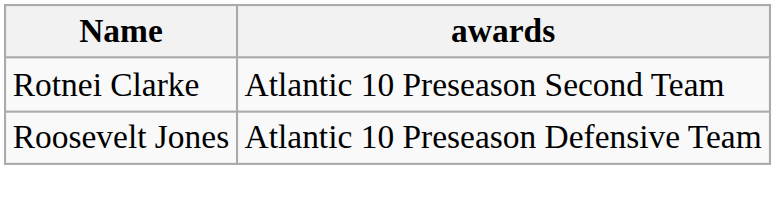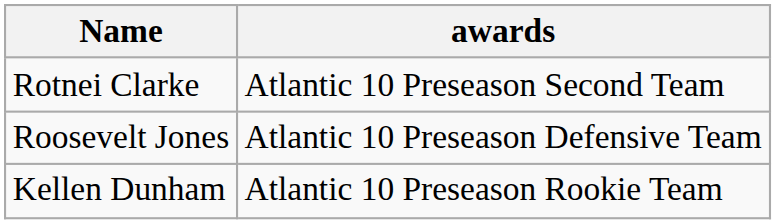+ row: (119, 190)
